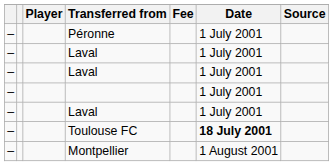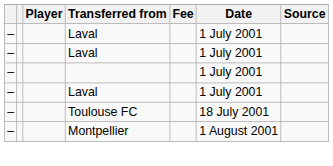- row: (11, 33)
(236, 131) bold -> (234, 111) normal
